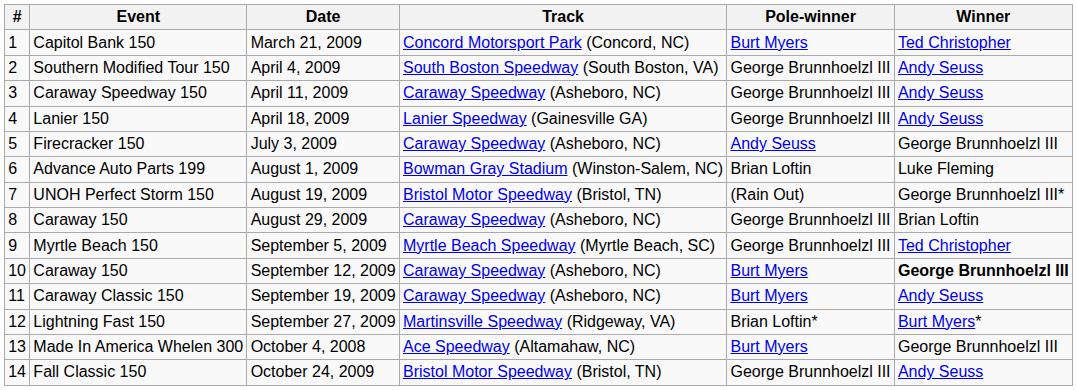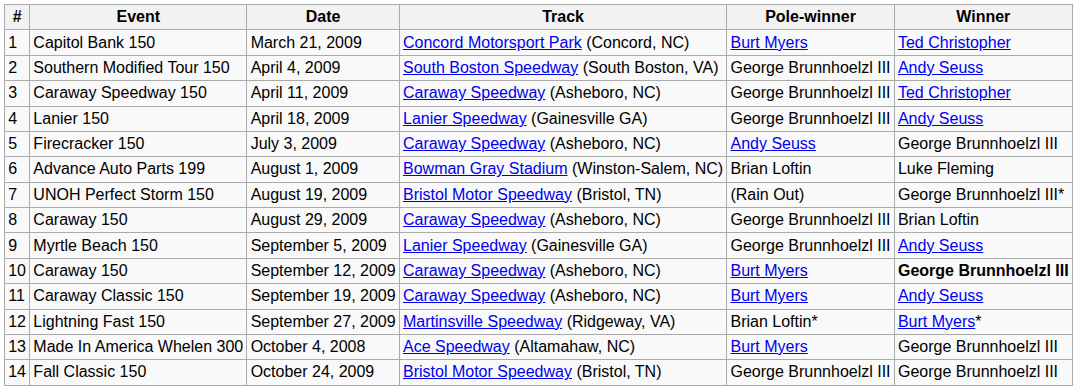(941, 93) Andy Seuss -> (954, 93) Ted Christopher
(559, 245) Myrtle Beach Speedway (Myrtle Beach, SC) -> (525, 245) Lanier Speedway (Gainesville GA)
(954, 245) Ted Christopher -> (941, 245) Andy Seuss
(941, 372) Andy Seuss -> (978, 372) George Brunnhoelzl III
